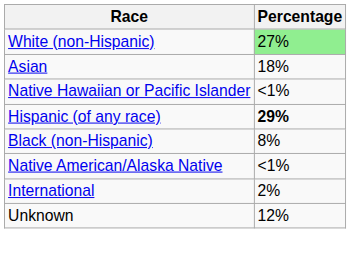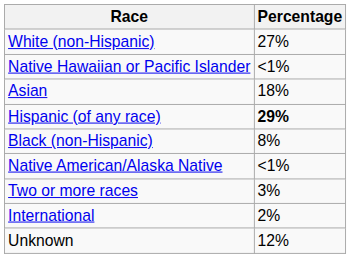(273, 41) lightgreen background -> (273, 41) no background
rows swapped: (28, 66) <-> (129, 91)
+ row: (73, 191)
